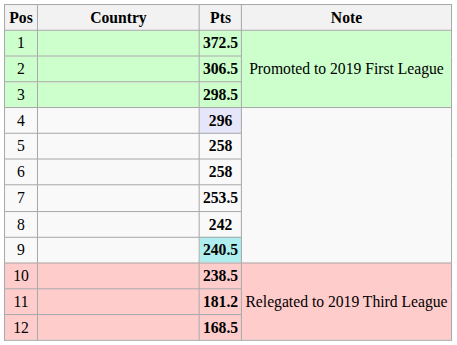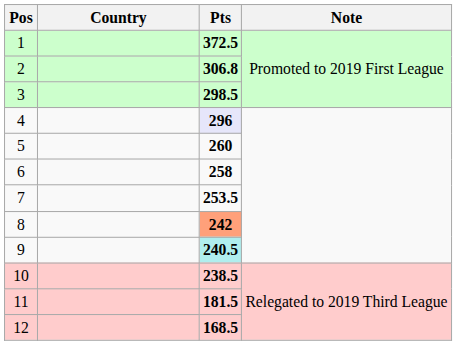(221, 69) 306.5 -> (221, 69) 306.8
(221, 146) 258 -> (221, 146) 260
(221, 224) no background -> (221, 224) lightsalmon background
(221, 301) 181.2 -> (221, 301) 181.5
